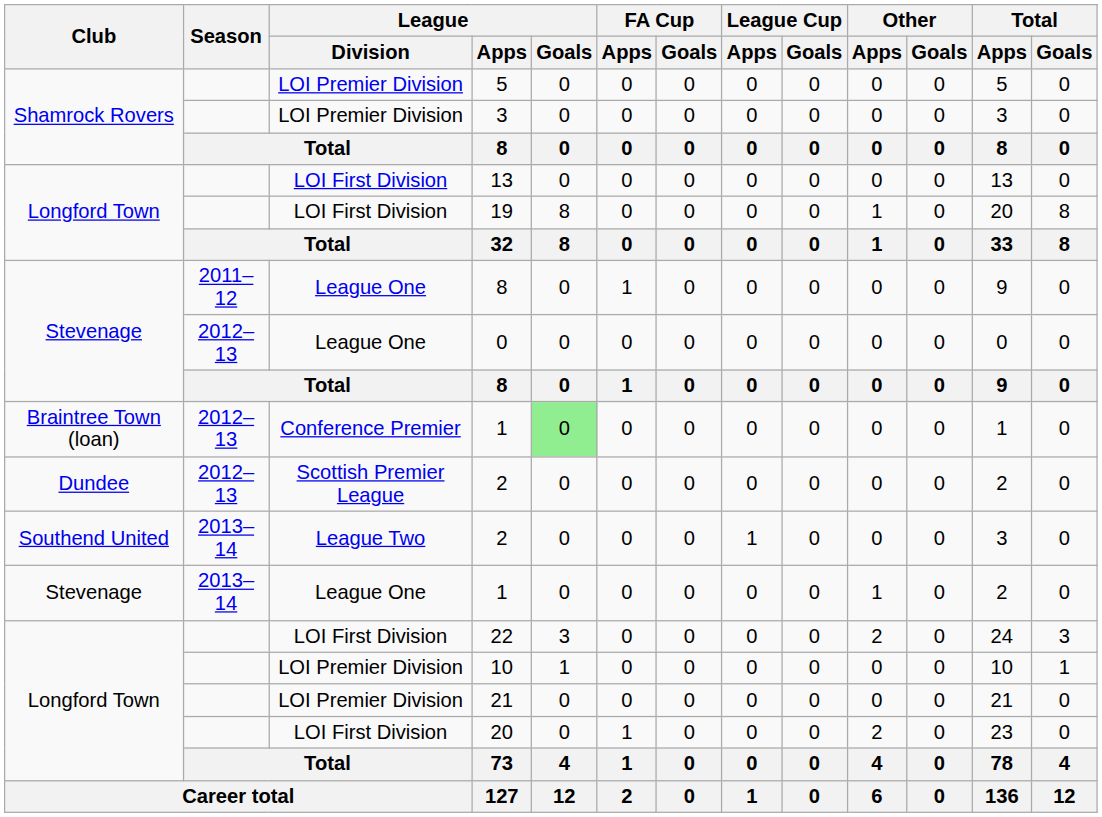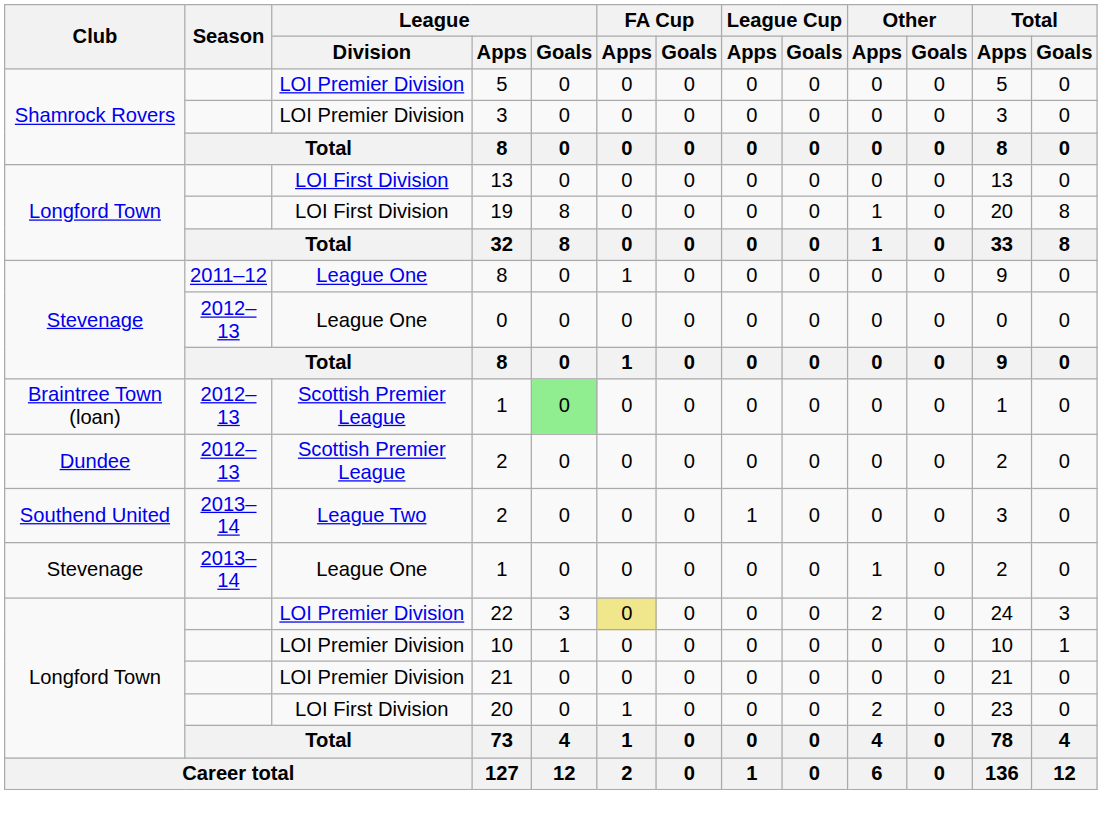(371, 428) Conference Premier -> (372, 406) Scottish Premier League
(371, 636) LOI First Division -> (372, 613) LOI Premier Division
(627, 636) no background -> (627, 613) khaki background
